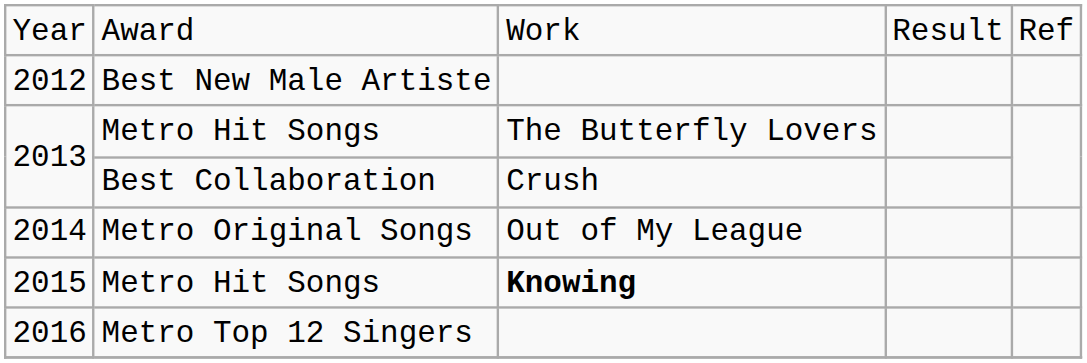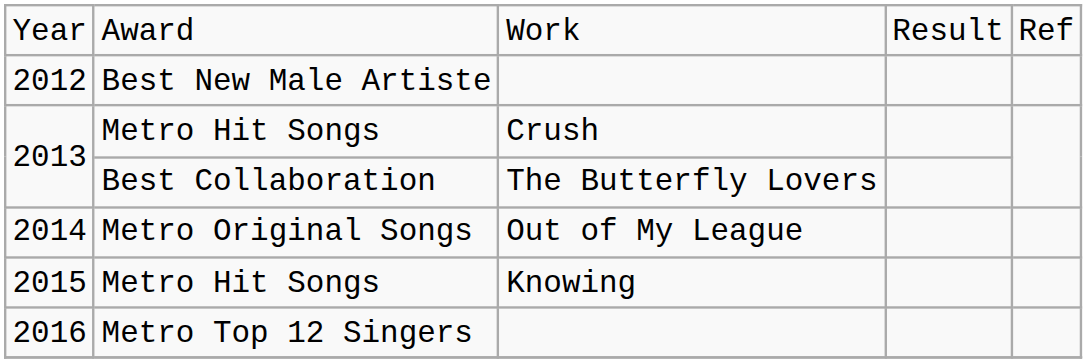(692, 131) The Butterfly Lovers -> (553, 131) Crush
(553, 182) Crush -> (692, 182) The Butterfly Lovers
(571, 283) bold -> (571, 283) normal
